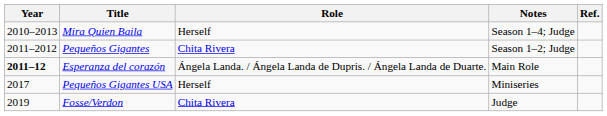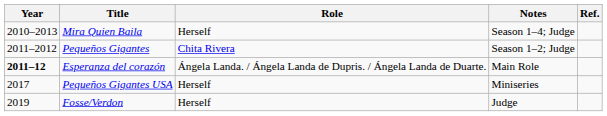(206, 102) Chita Rivera -> (194, 102) Herself
